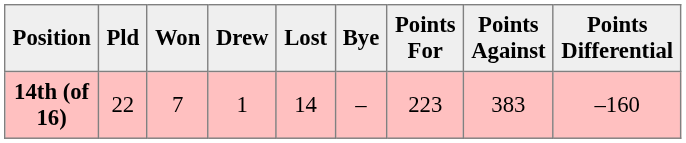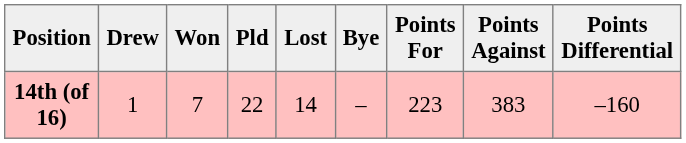columns swapped: (123, 37) <-> (242, 37)
